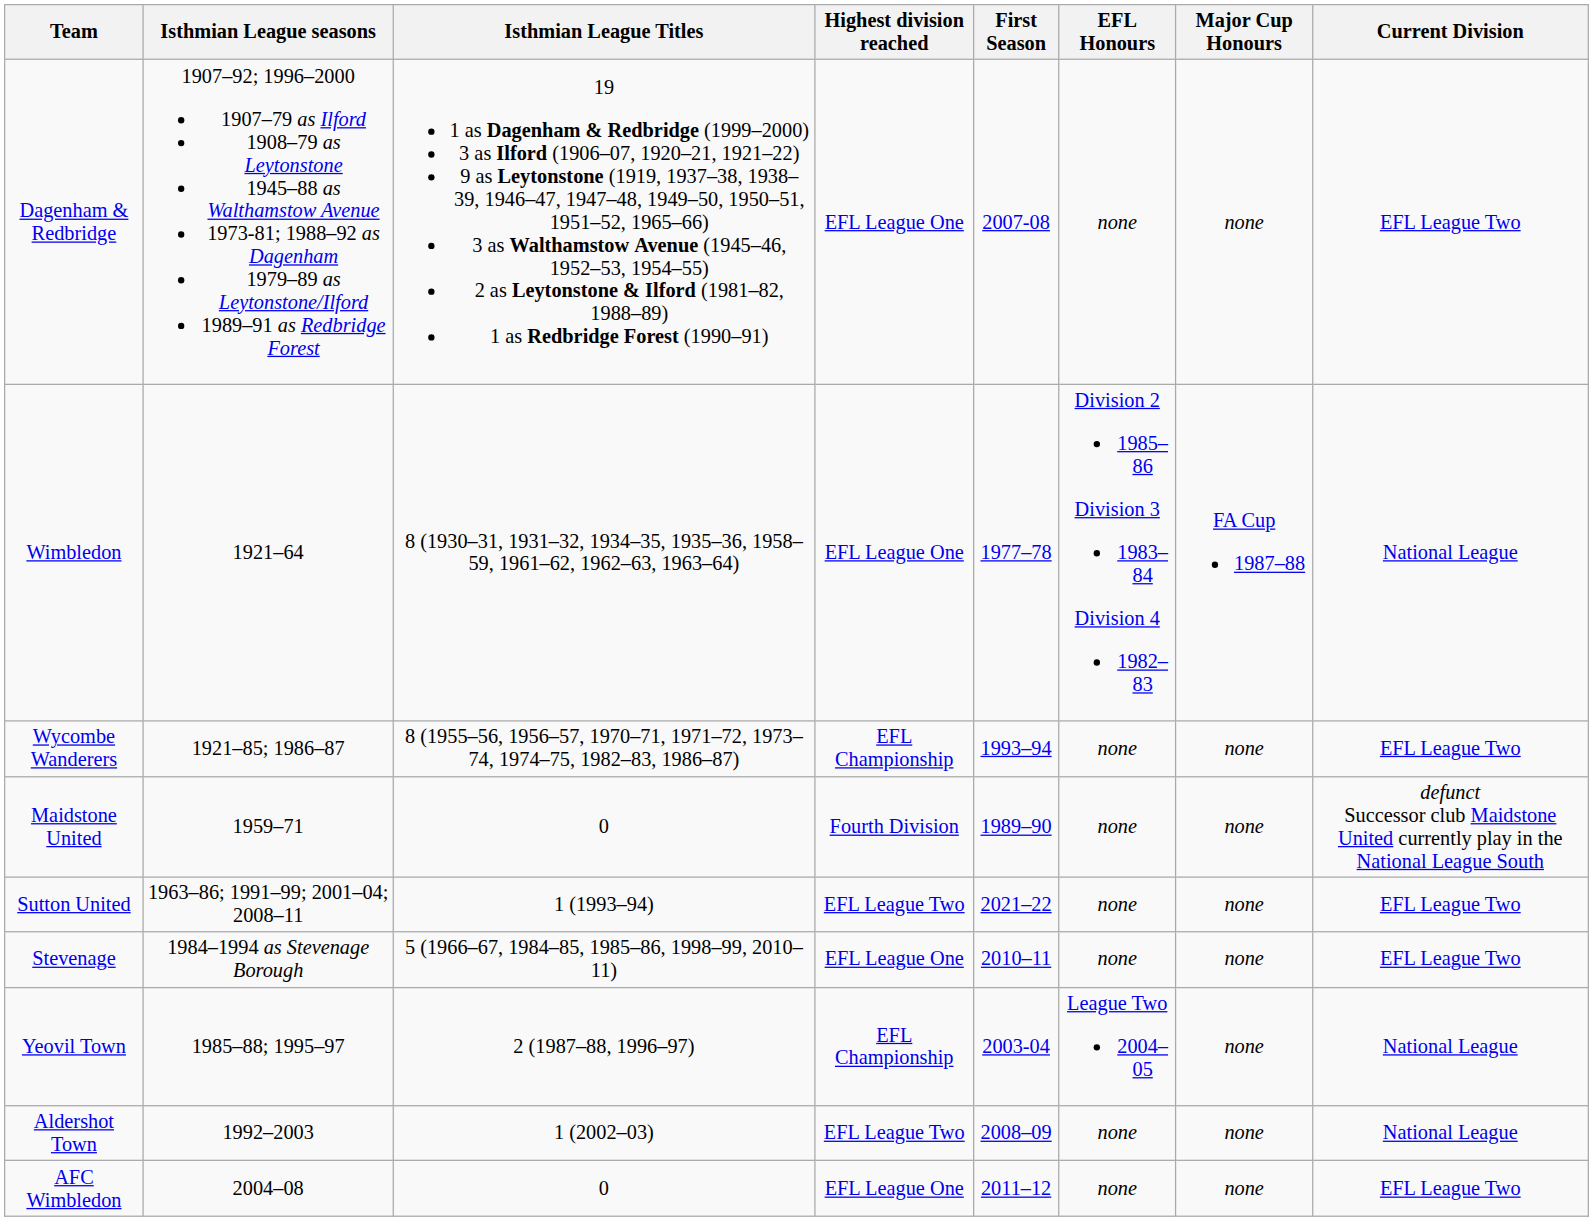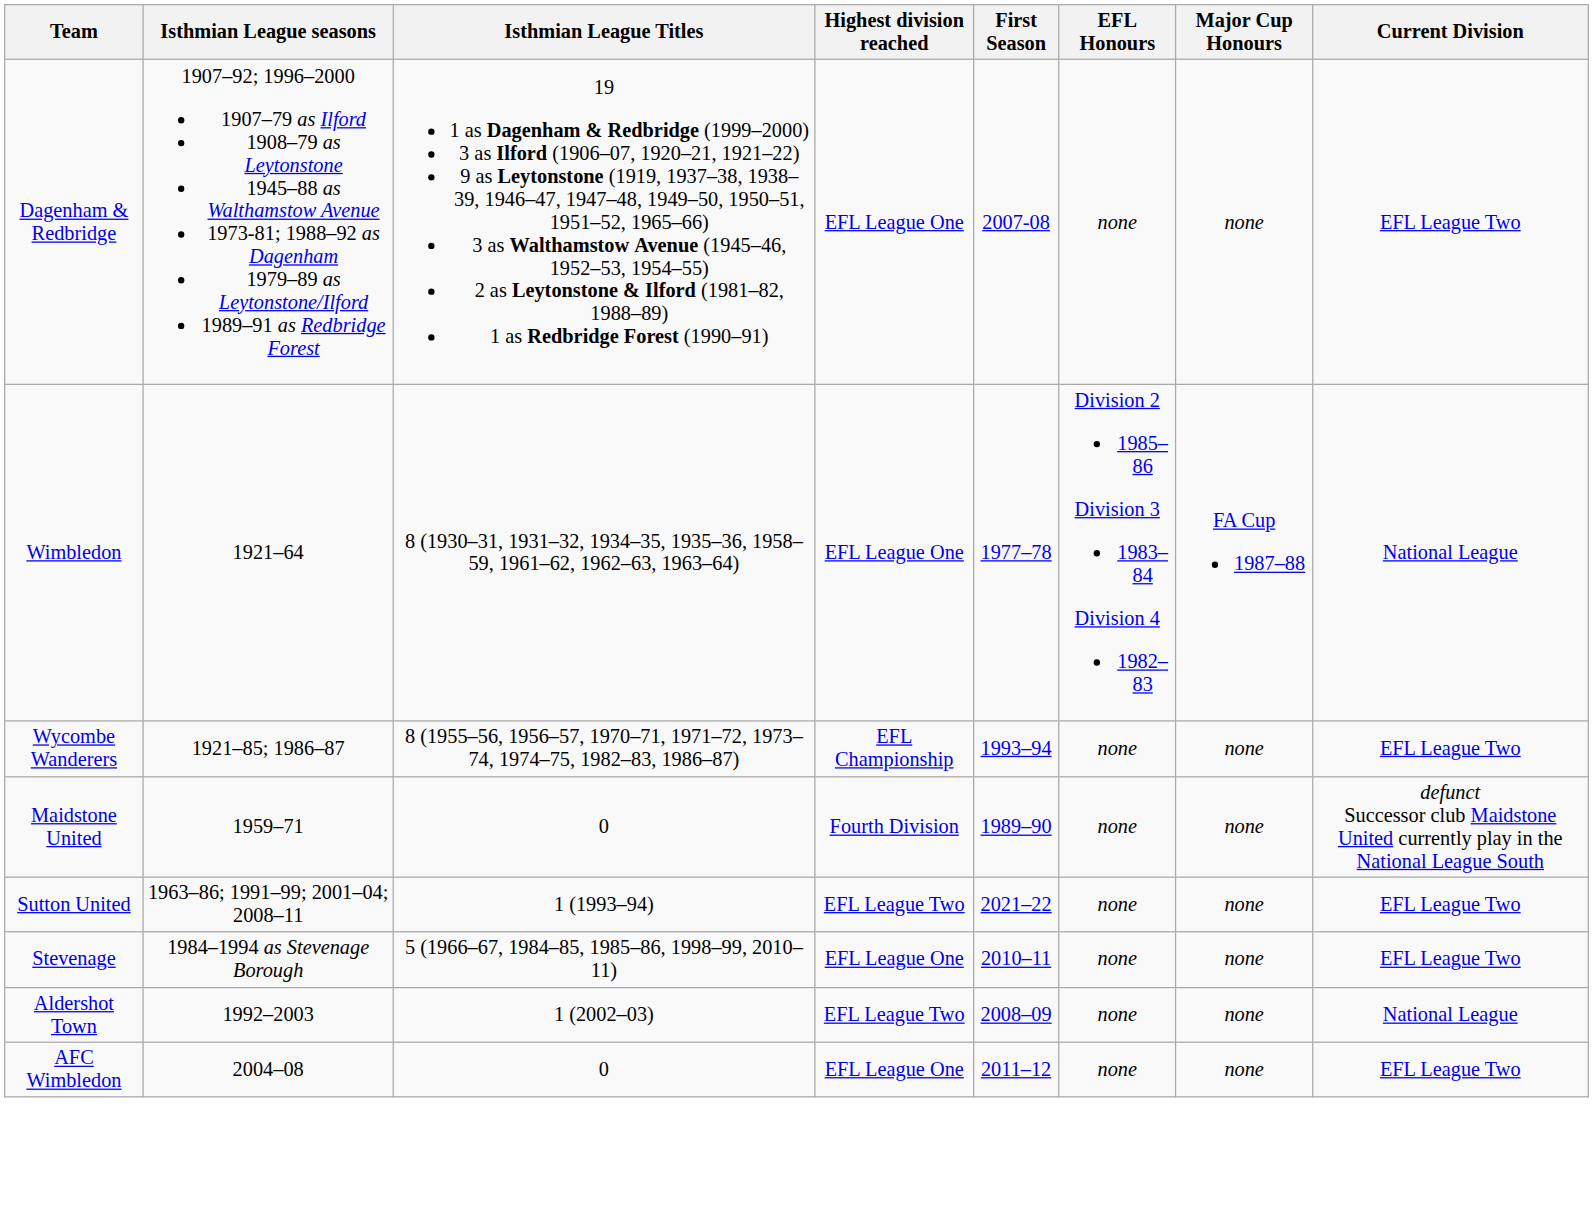- row: (74, 1046)
